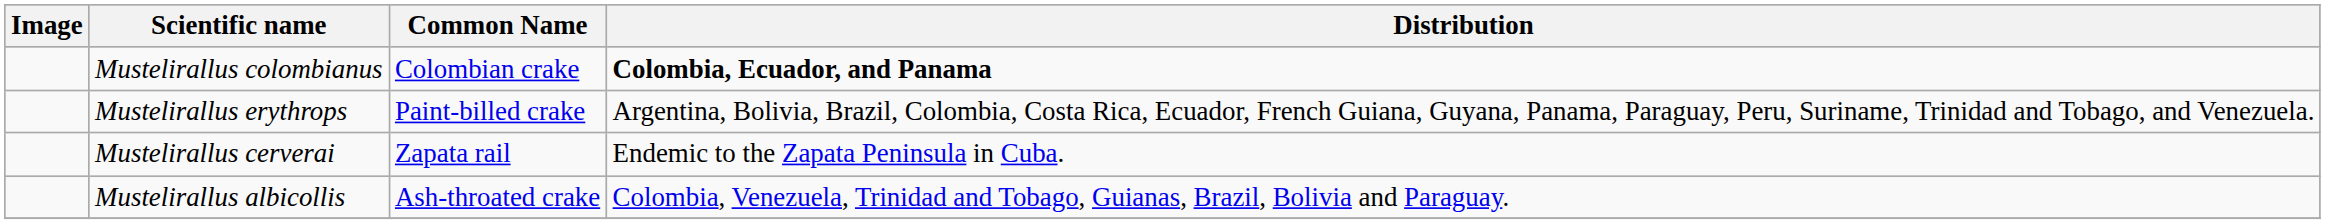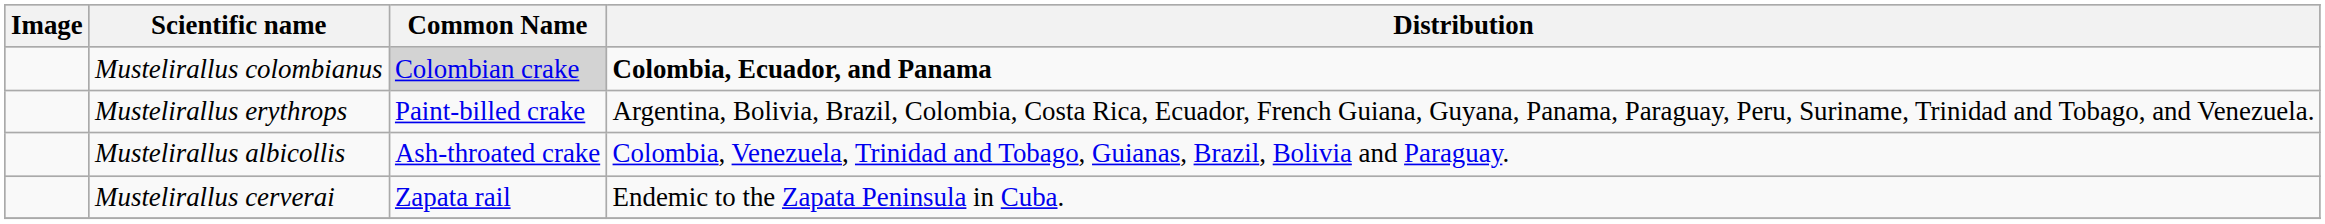(487, 68) no background -> (487, 68) lightgrey background
rows swapped: (220, 196) <-> (215, 153)
